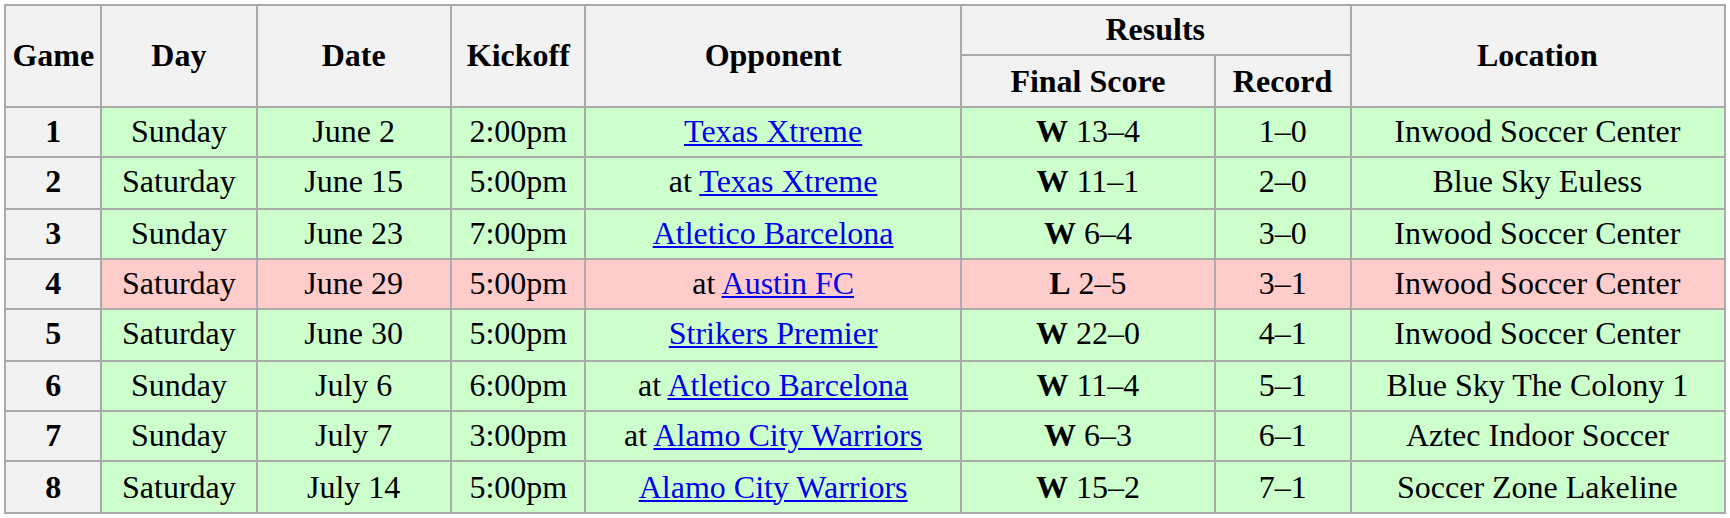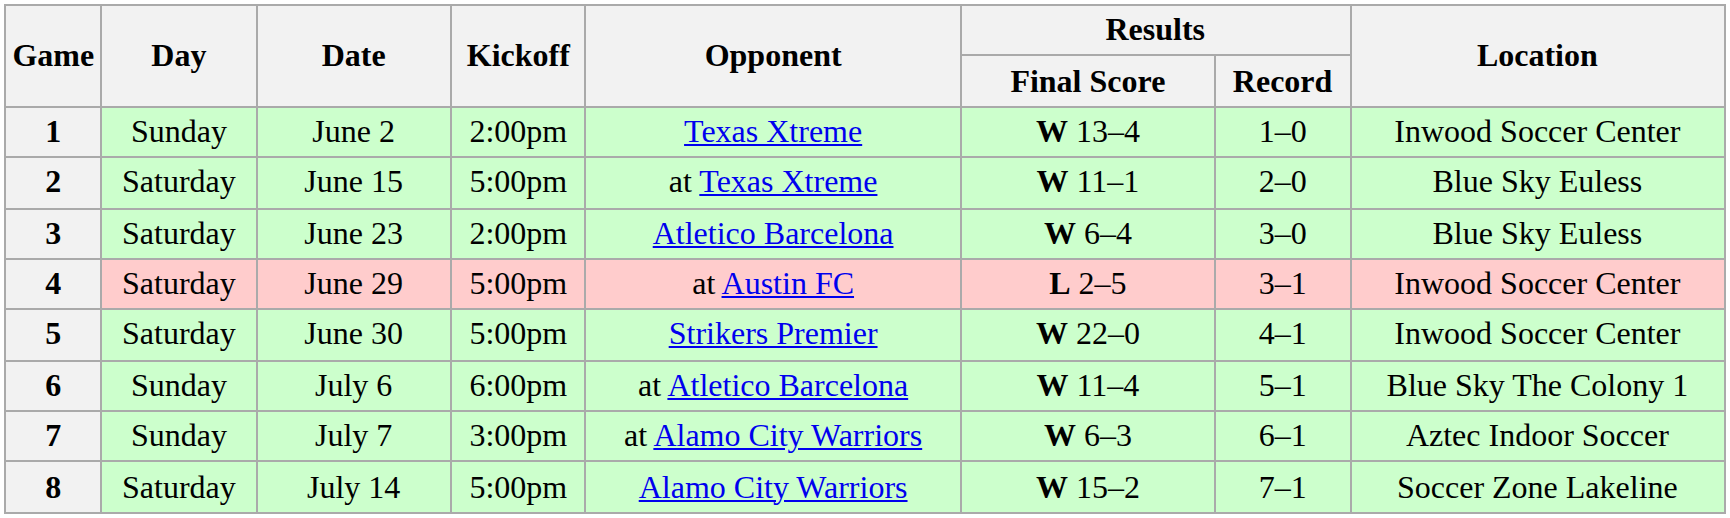(179, 232) Sunday -> (179, 232) Saturday
(518, 232) 7:00pm -> (518, 232) 2:00pm
(1537, 232) Inwood Soccer Center -> (1537, 232) Blue Sky Euless
